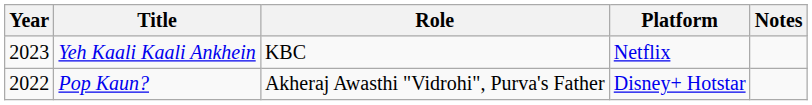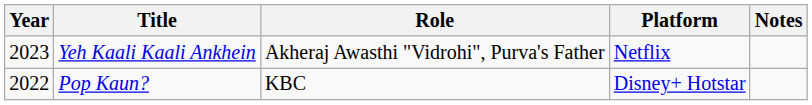(285, 52) KBC -> (435, 52) Akheraj Awasthi "Vidrohi", Purva's Father
(435, 83) Akheraj Awasthi "Vidrohi", Purva's Father -> (285, 83) KBC
